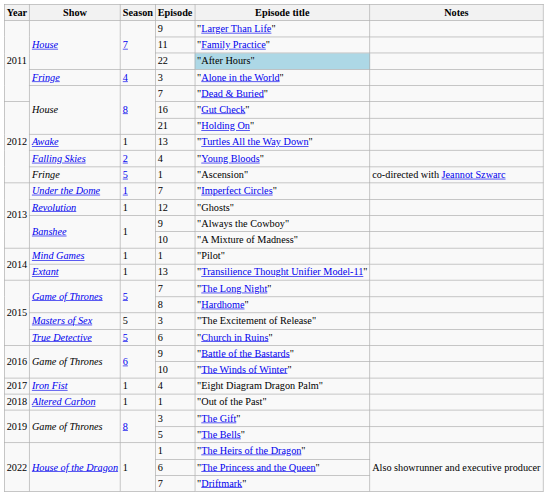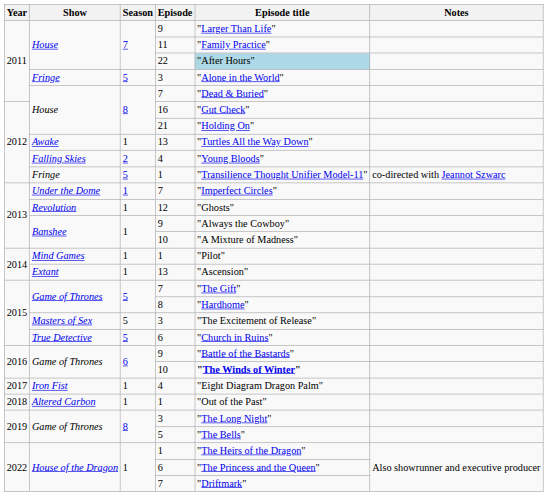(125, 77) 4 -> (125, 77) 5
(223, 175) "Ascension" -> (282, 175) "Transilience Thought Unifier Model-11"
(282, 272) "Transilience Thought Unifier Model-11" -> (223, 272) "Ascension"
(234, 288) "The Long Night" -> (219, 288) "The Gift"
(244, 369) normal -> (249, 369) bold
(219, 418) "The Gift" -> (234, 418) "The Long Night"
